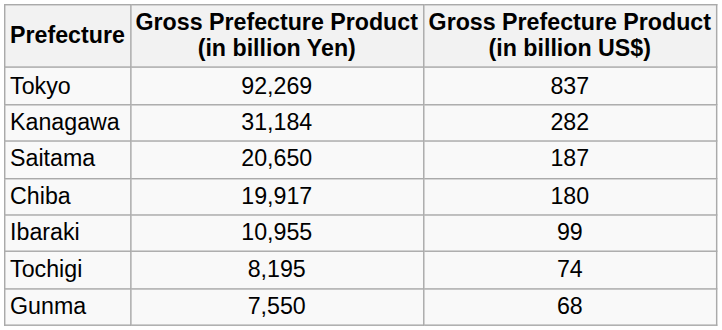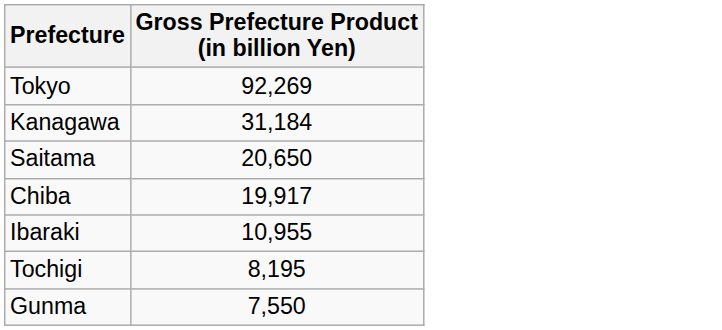- column: (570, 35)
